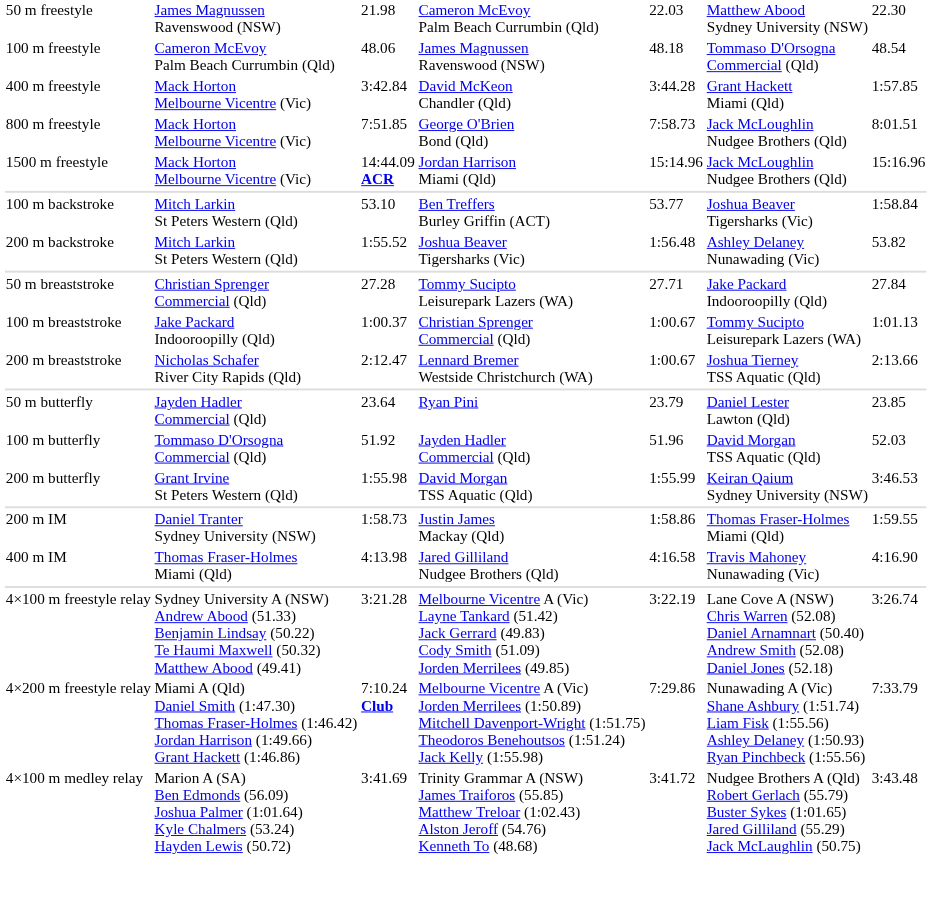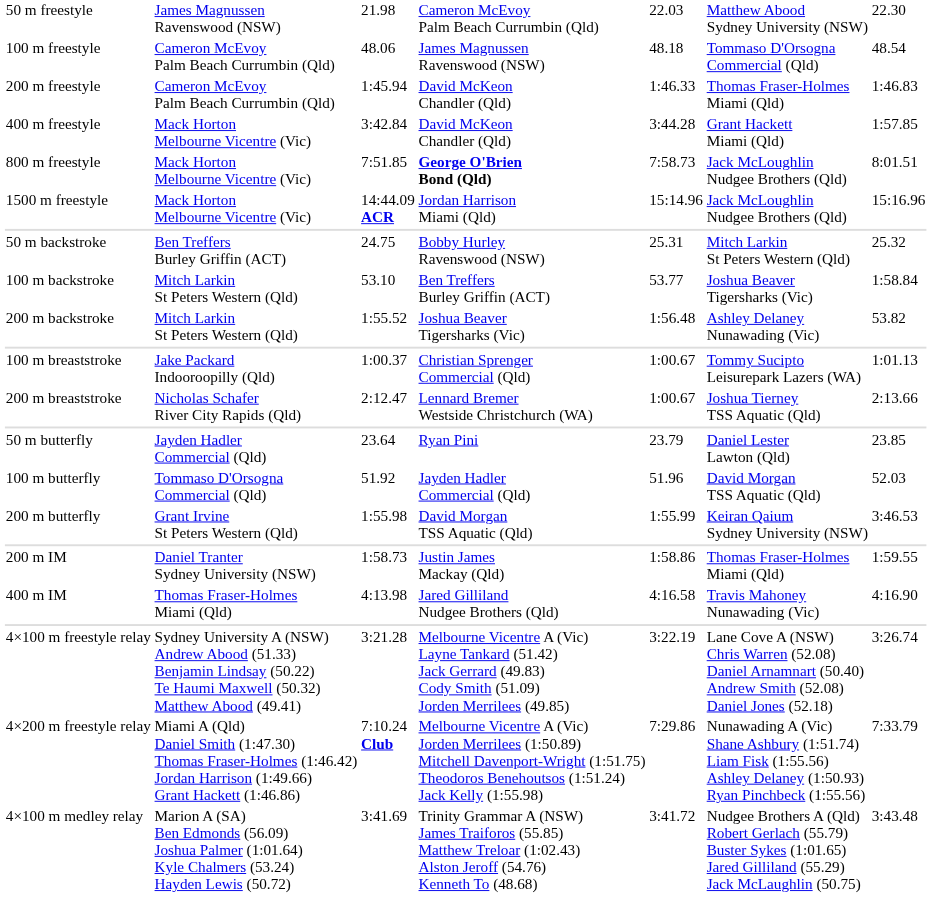+ row: (53, 86)
(466, 132) normal -> (470, 170) bold
+ row: (56, 242)
- row: (60, 284)
